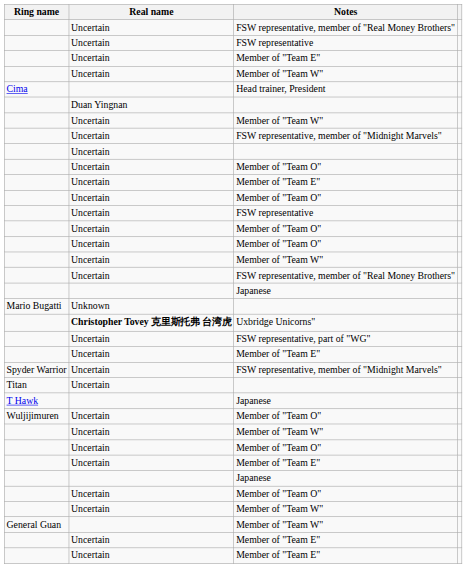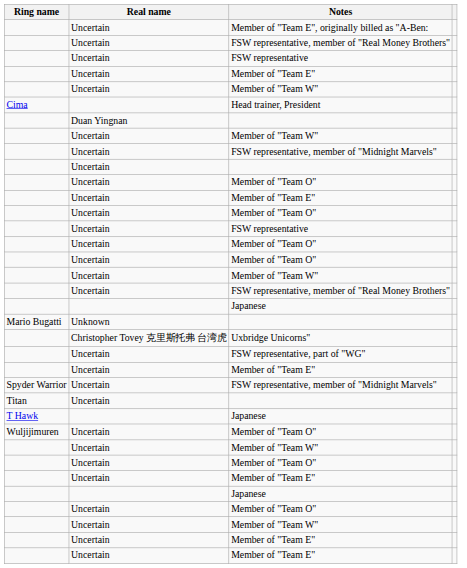+ row: (37, 28)
(151, 322) bold -> (149, 337) normal
- row: (34, 524)
